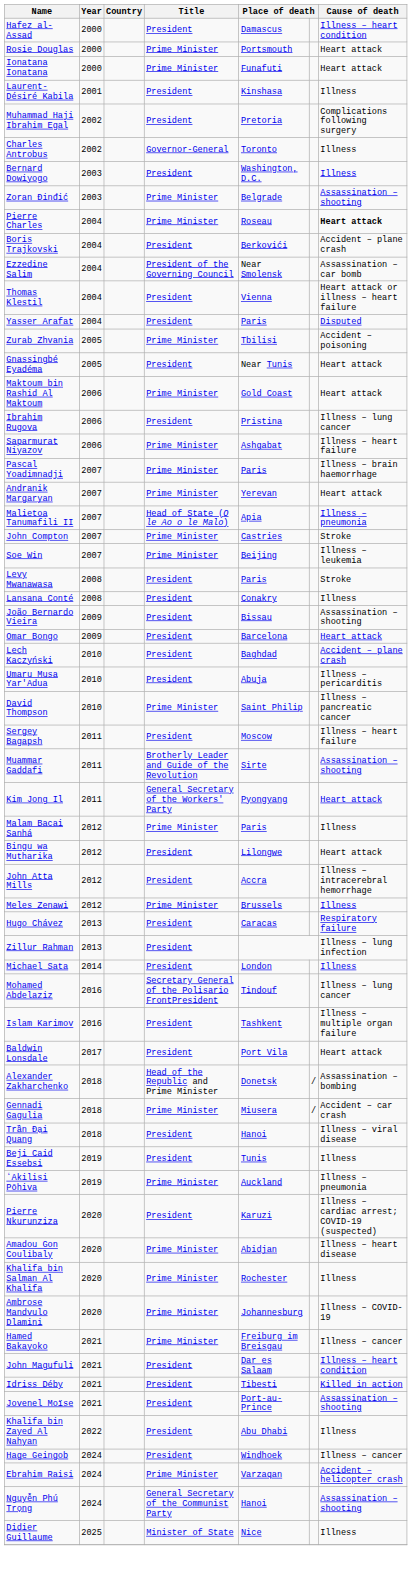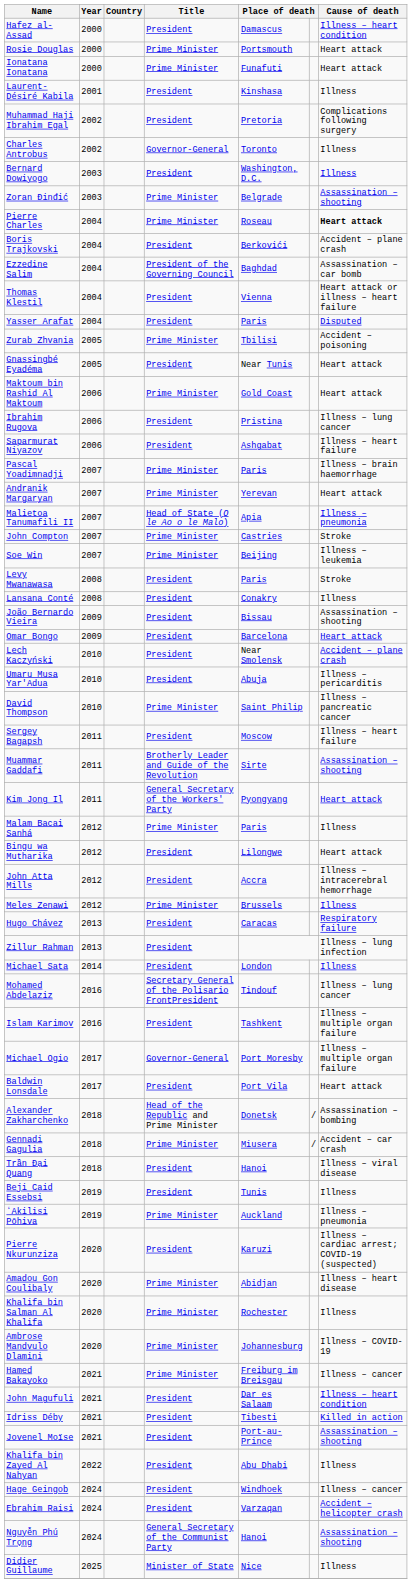(262, 269) Near Smolensk -> (259, 269) Baghdad
(182, 446) Prime Minister -> (169, 446) President
(259, 655) Baghdad -> (262, 655) Near Smolensk
+ row: (37, 1058)
(182, 1475) Prime Minister -> (169, 1509) President
